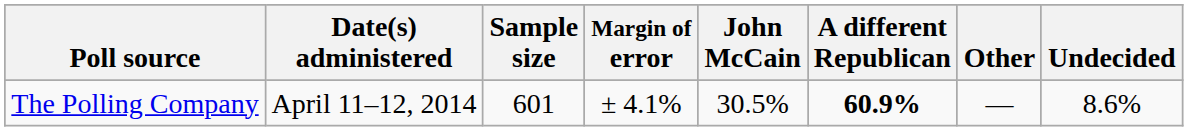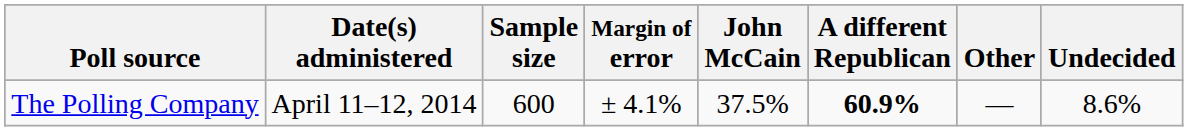(534, 102) 601 -> (534, 102) 600
(753, 102) 30.5% -> (753, 102) 37.5%
